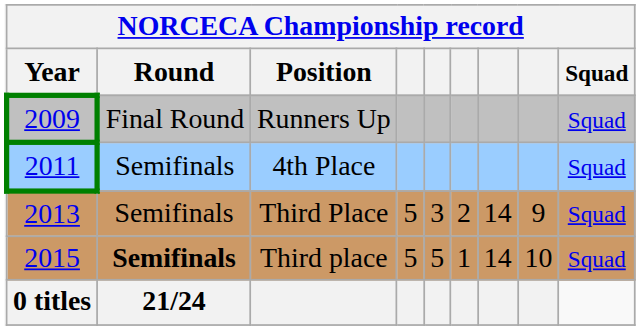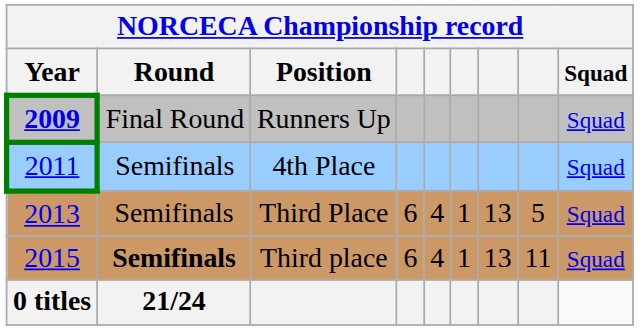(52, 118) normal -> (52, 118) bold
(411, 212) 5 -> (411, 212) 6
(437, 212) 3 -> (437, 212) 4
(464, 212) 2 -> (464, 212) 1
(498, 212) 14 -> (498, 212) 13
(538, 212) 9 -> (538, 212) 5
(411, 257) 5 -> (411, 257) 6
(437, 257) 5 -> (437, 257) 4
(498, 257) 14 -> (498, 257) 13
(538, 257) 10 -> (538, 257) 11
